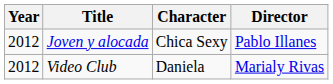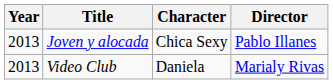(24, 41) 2012 -> (24, 41) 2013
(24, 66) 2012 -> (24, 66) 2013
